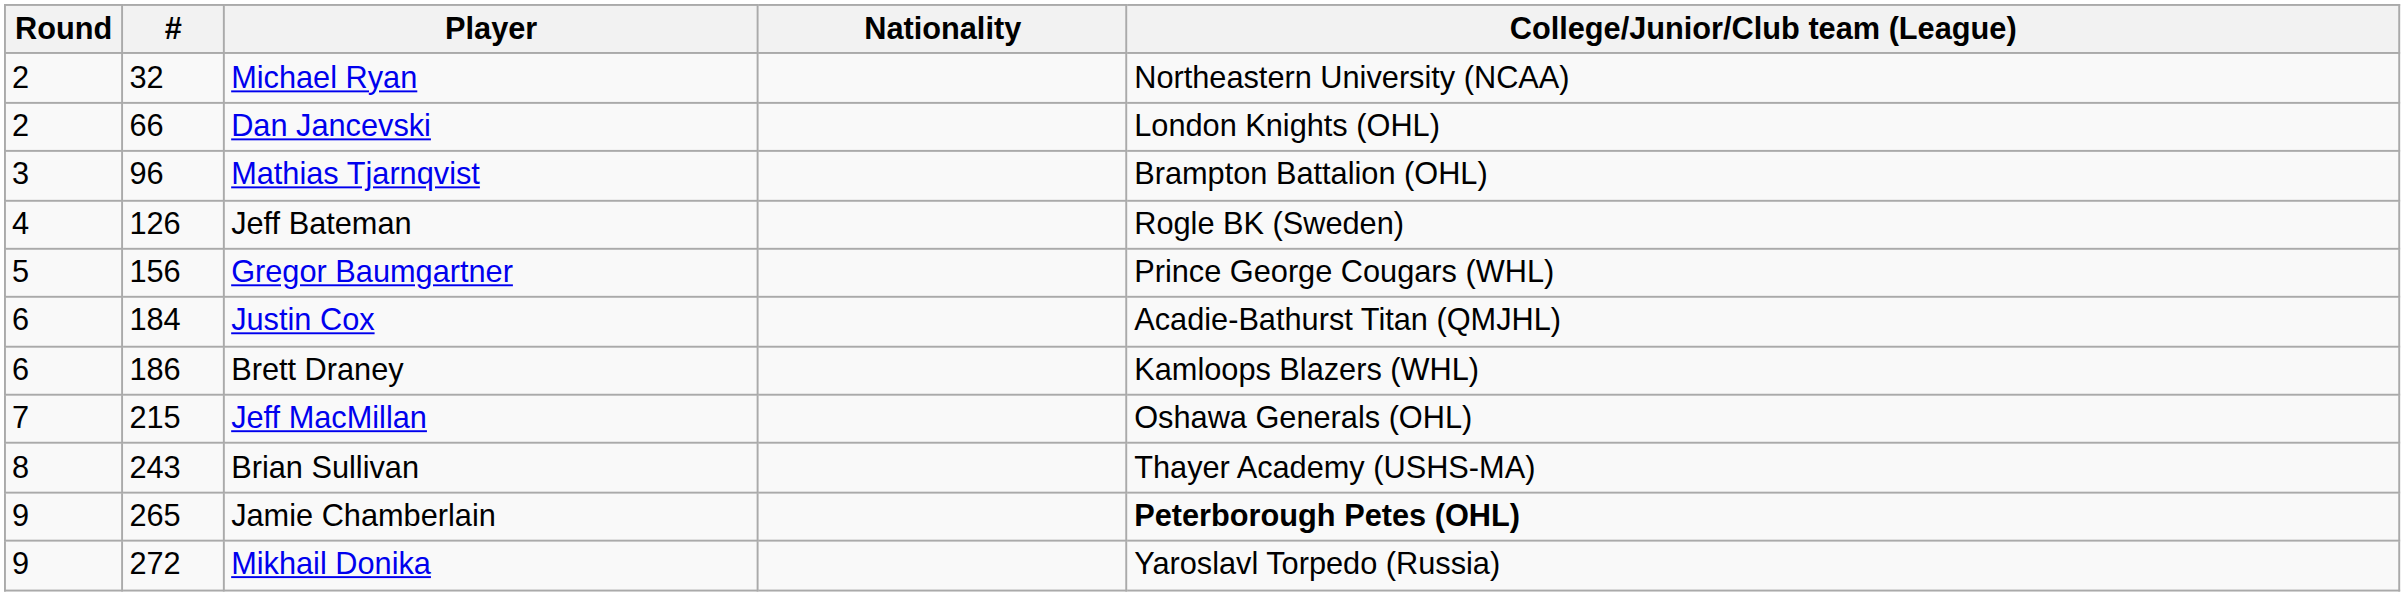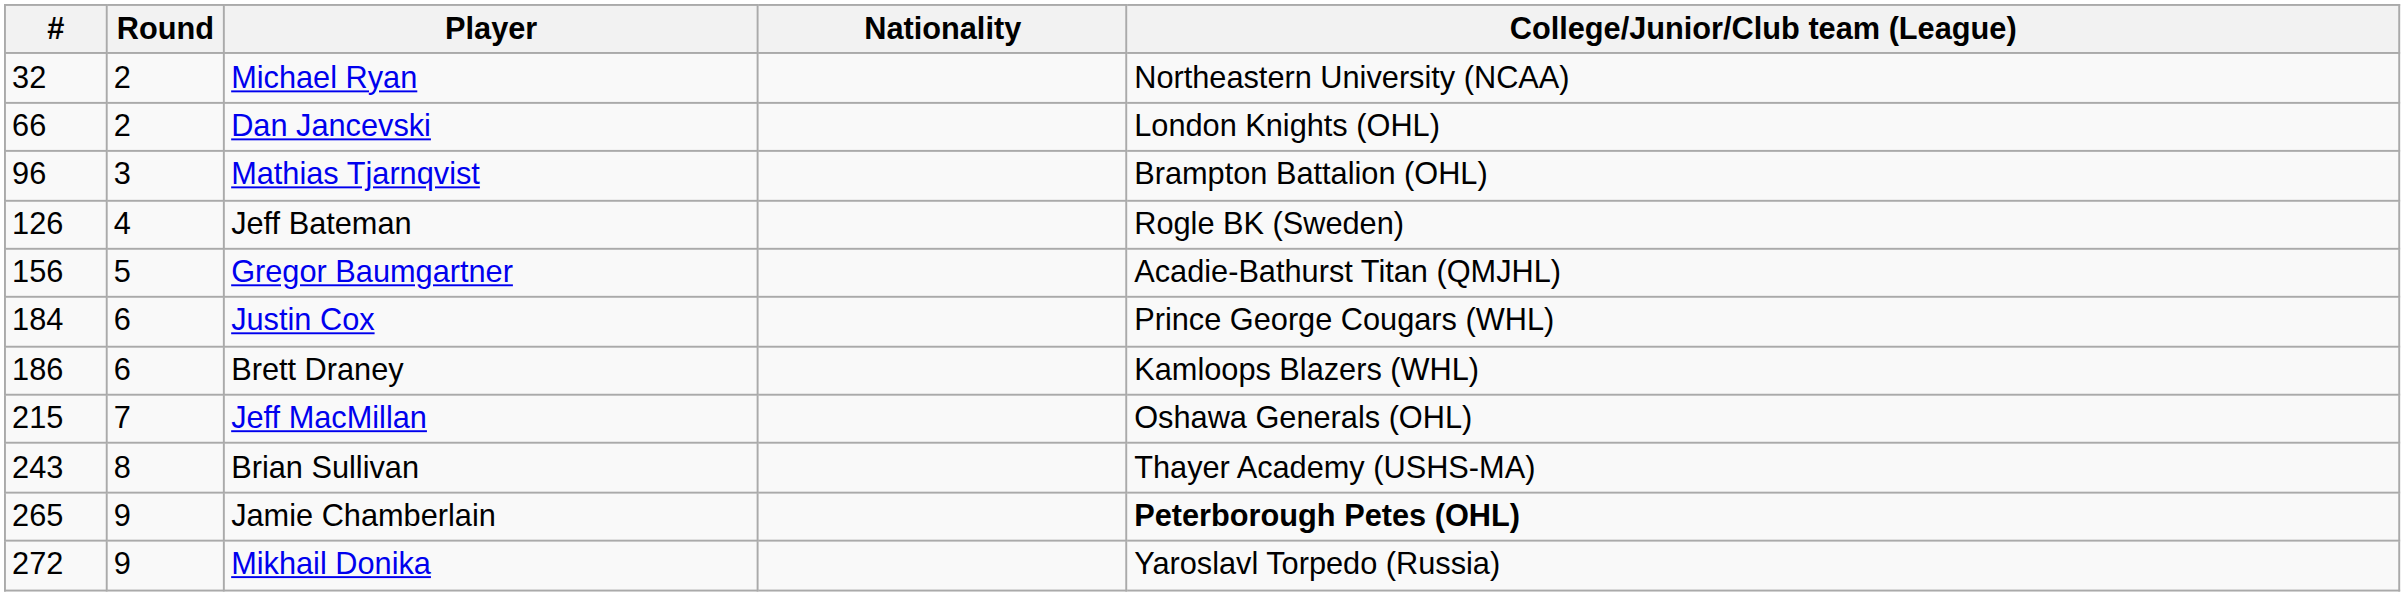columns swapped: (64, 28) <-> (173, 28)
(1344, 272) Prince George Cougars (WHL) -> (1348, 272) Acadie-Bathurst Titan (QMJHL)
(1348, 321) Acadie-Bathurst Titan (QMJHL) -> (1344, 321) Prince George Cougars (WHL)
